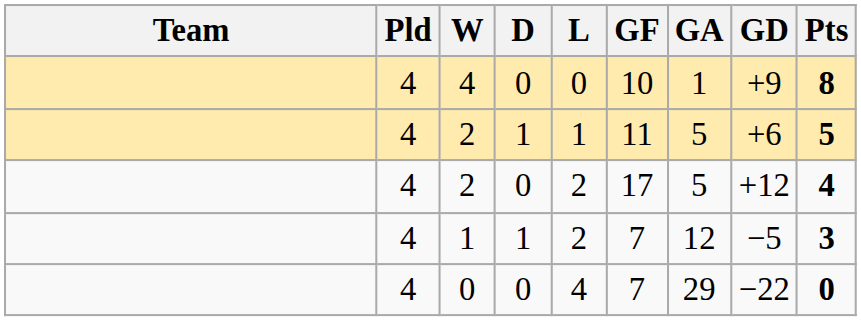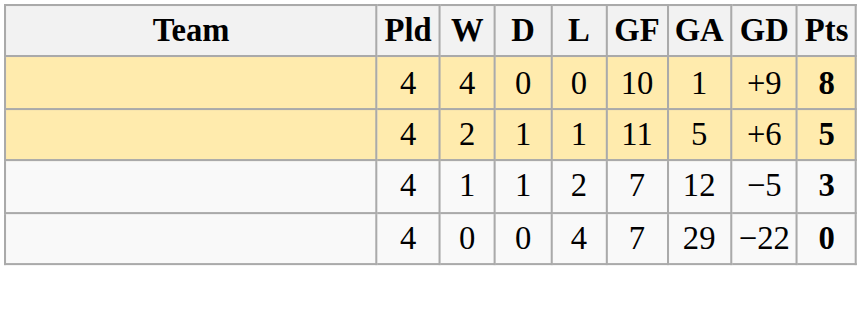- row: (467, 185)
